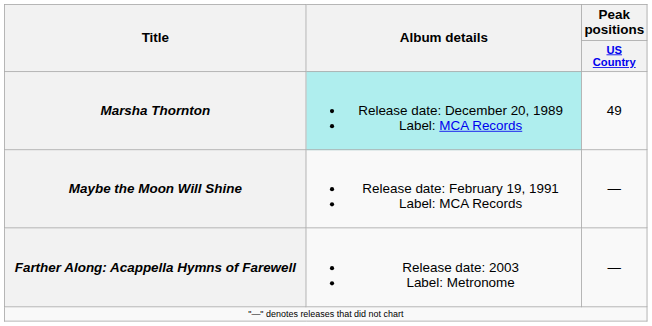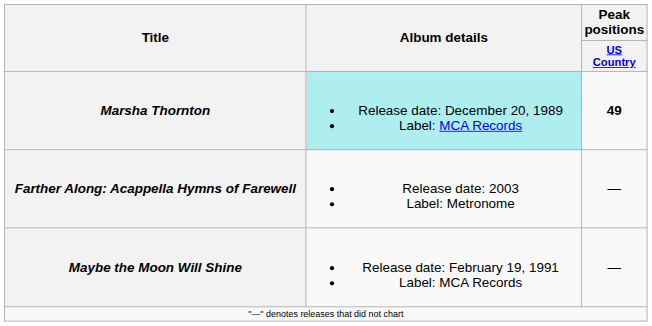(614, 110) normal -> (614, 110) bold
rows swapped: (155, 189) <-> (155, 267)
